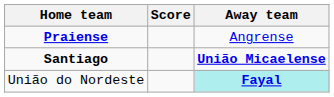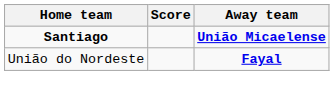- row: (76, 37)
(262, 81) paleturquoise background -> (262, 59) no background
